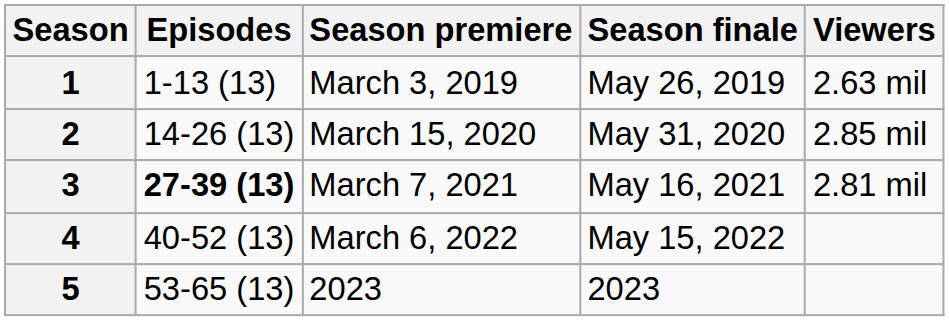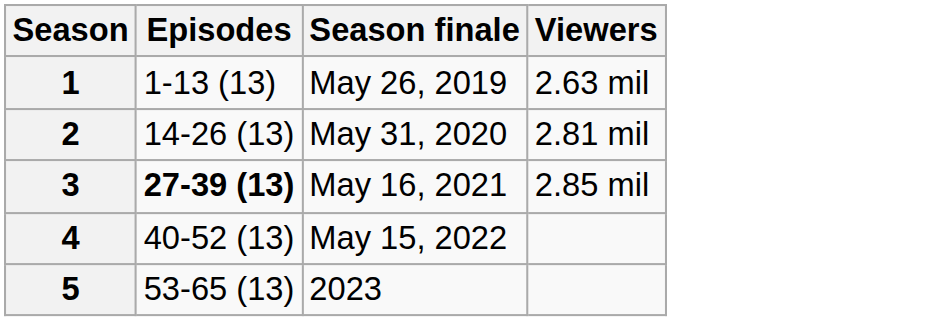- column: (441, 30)
(870, 133) 2.85 mil -> (592, 133) 2.81 mil
(870, 185) 2.81 mil -> (592, 185) 2.85 mil
